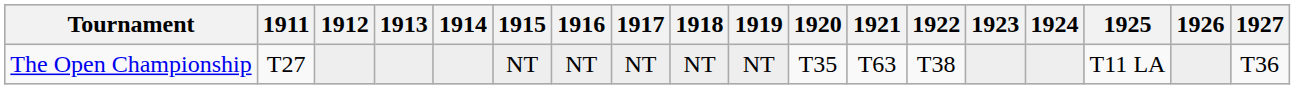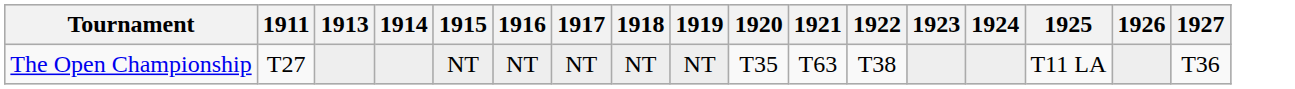- column: (345, 24)
